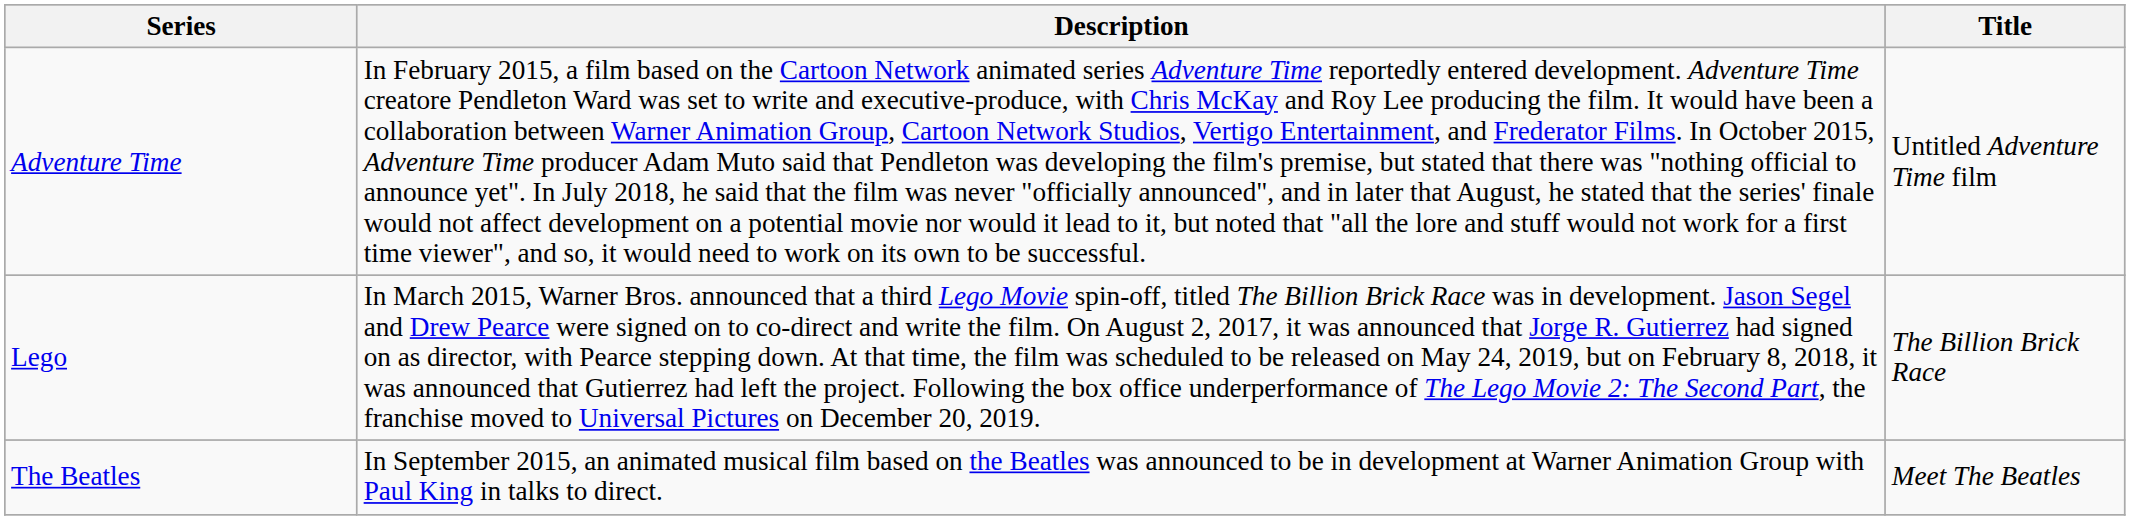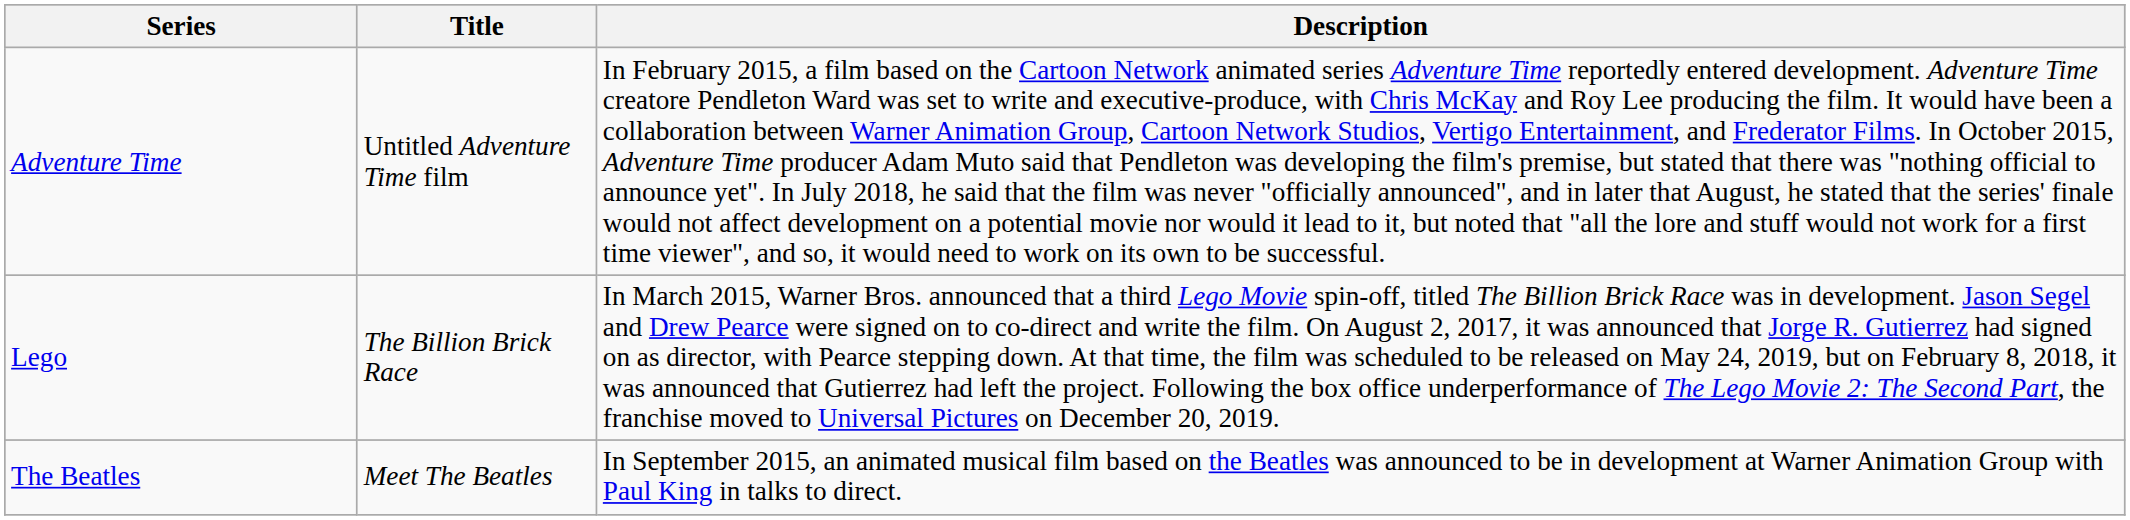columns swapped: (2005, 26) <-> (1121, 26)
